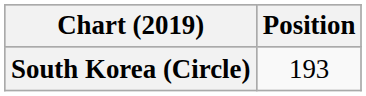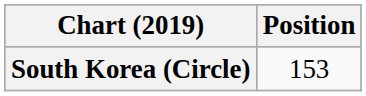(309, 68) 193 -> (309, 68) 153
